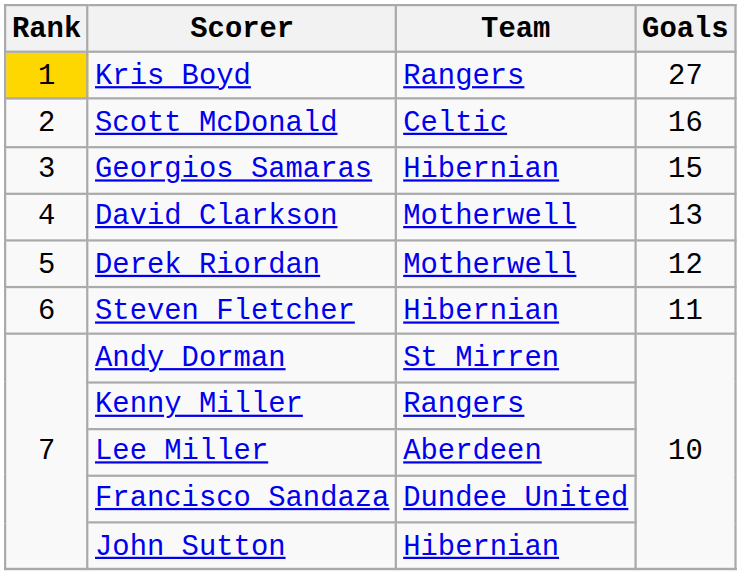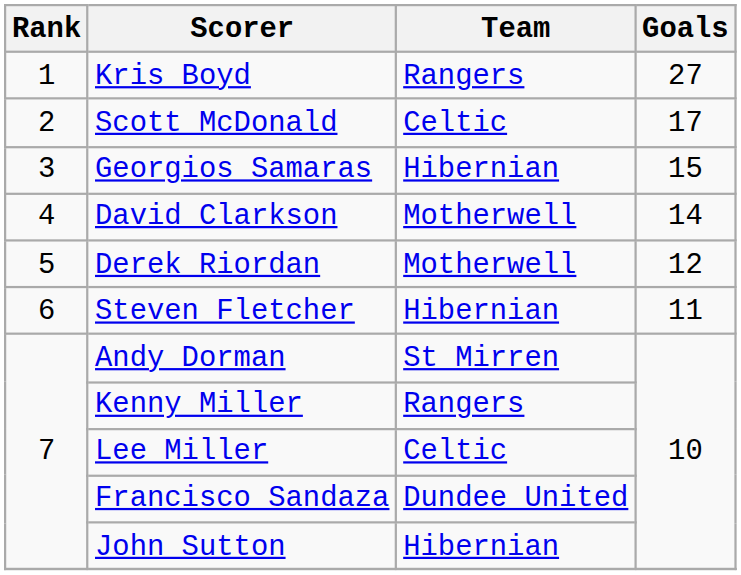(47, 76) gold background -> (47, 76) no background
(685, 123) 16 -> (685, 123) 17
(685, 217) 13 -> (685, 217) 14
(472, 452) Aberdeen -> (455, 452) Celtic
